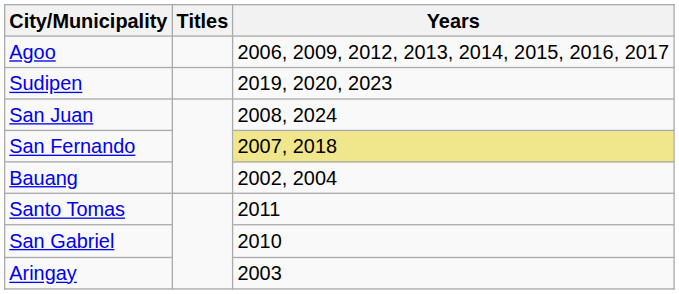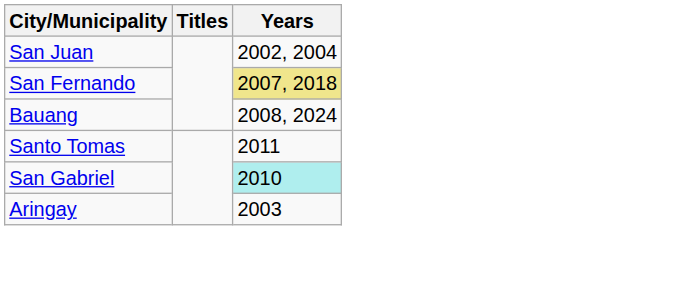- row: (33, 52)
- row: (46, 84)
(287, 115) 2008, 2024 -> (287, 52) 2002, 2004
(287, 178) 2002, 2004 -> (287, 115) 2008, 2024
(260, 241) no background -> (260, 178) paleturquoise background
